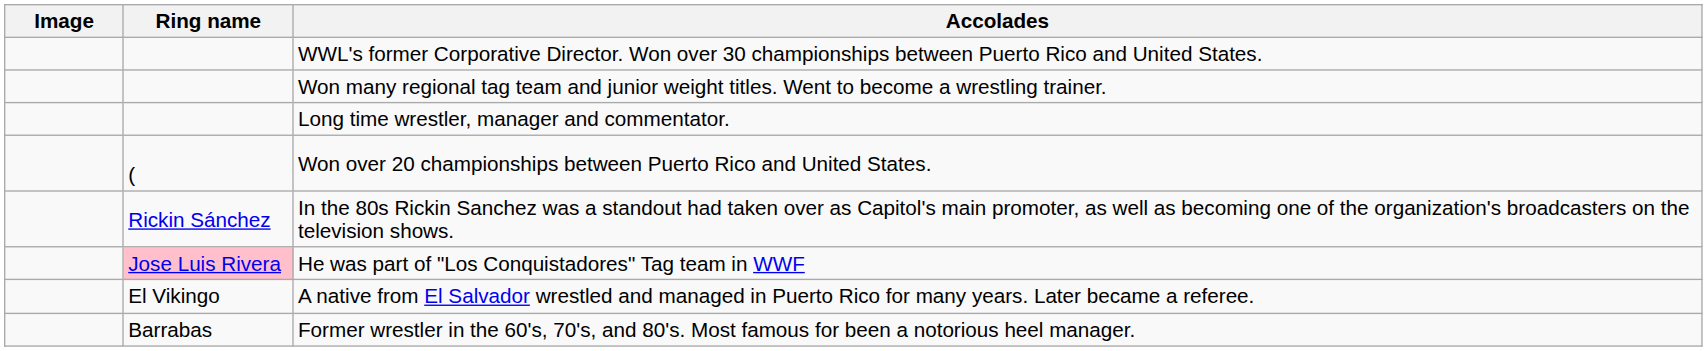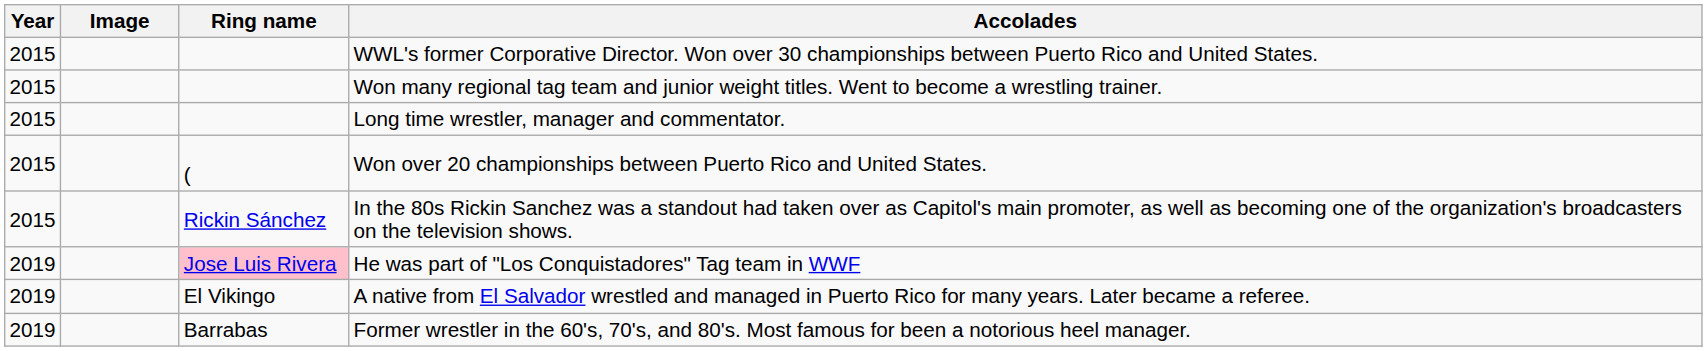+ column: (32, 21)
